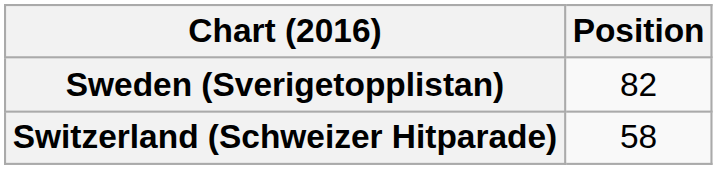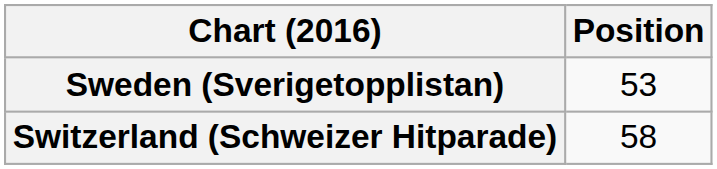(639, 84) 82 -> (639, 84) 53
